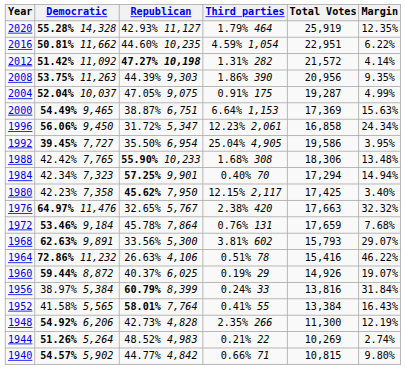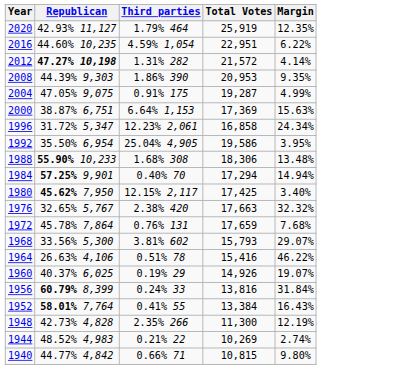- column: (77, 13)
(323, 78) 20,956 -> (239, 78) 20,953
